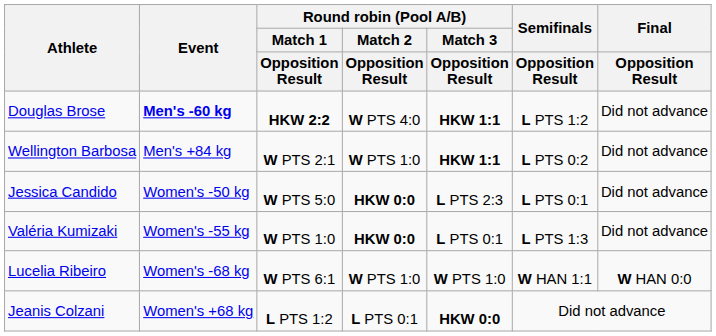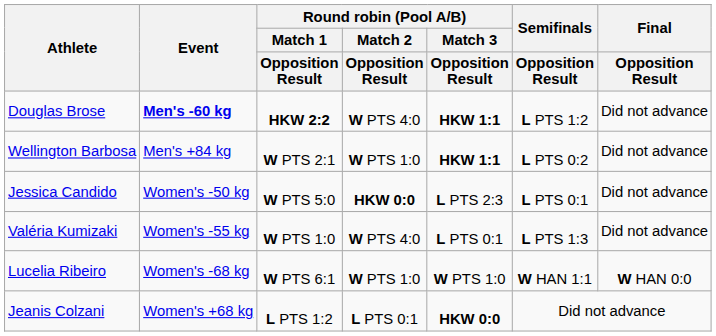(385, 240) HKW 0:0 -> (385, 240) W PTS 4:0
